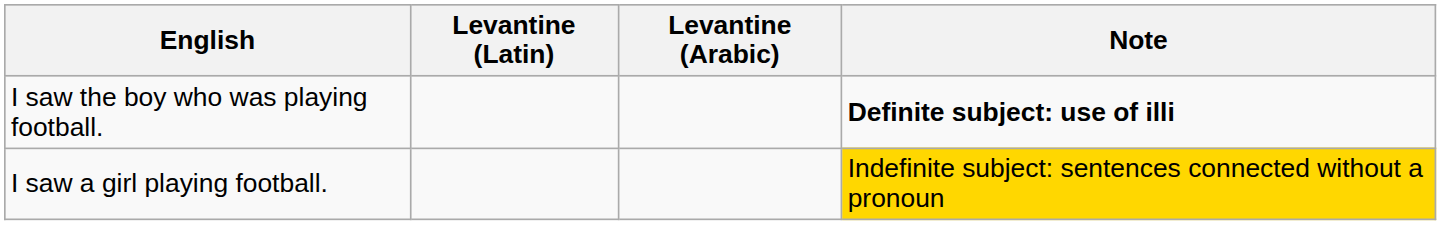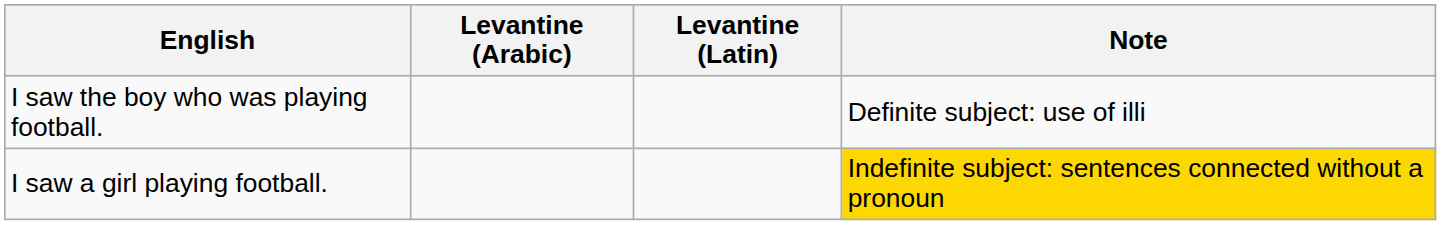columns swapped: (730, 40) <-> (514, 40)
(1011, 111) bold -> (997, 111) normal
